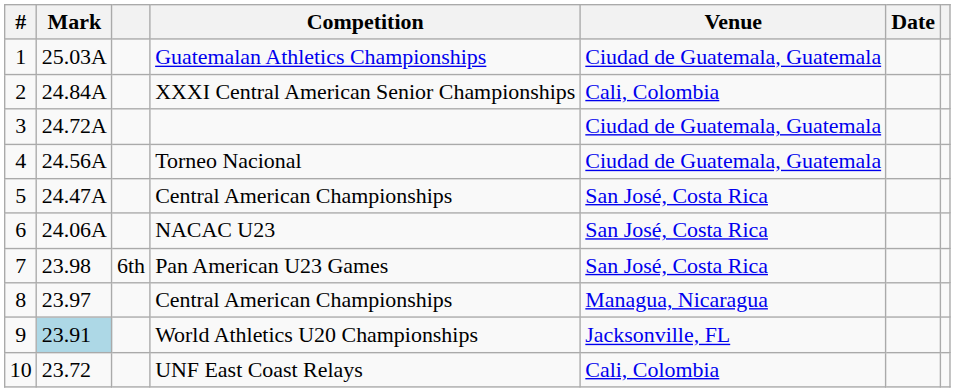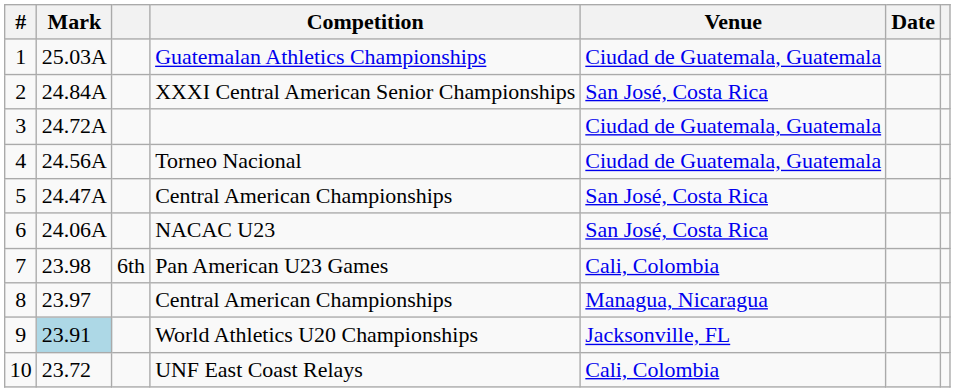(652, 91) Cali, Colombia -> (677, 91) San José, Costa Rica
(677, 265) San José, Costa Rica -> (652, 265) Cali, Colombia
